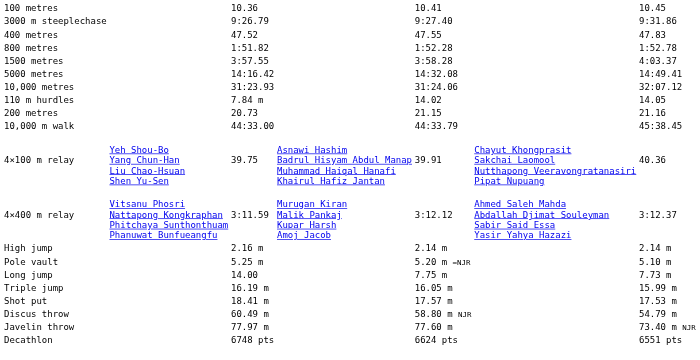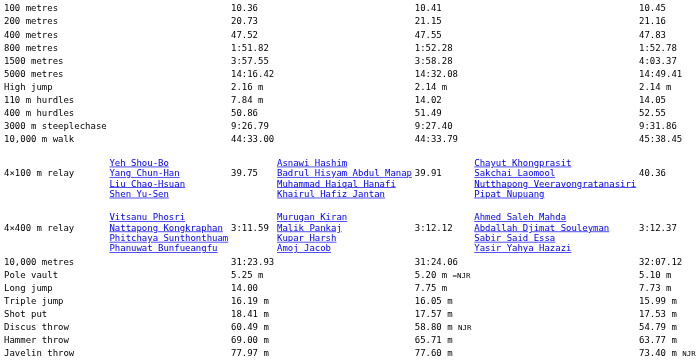rows swapped: (31, 113) <-> (55, 21)
rows swapped: (39, 87) <-> (28, 248)
+ row: (39, 113)
+ row: (36, 340)
- row: (28, 340)
